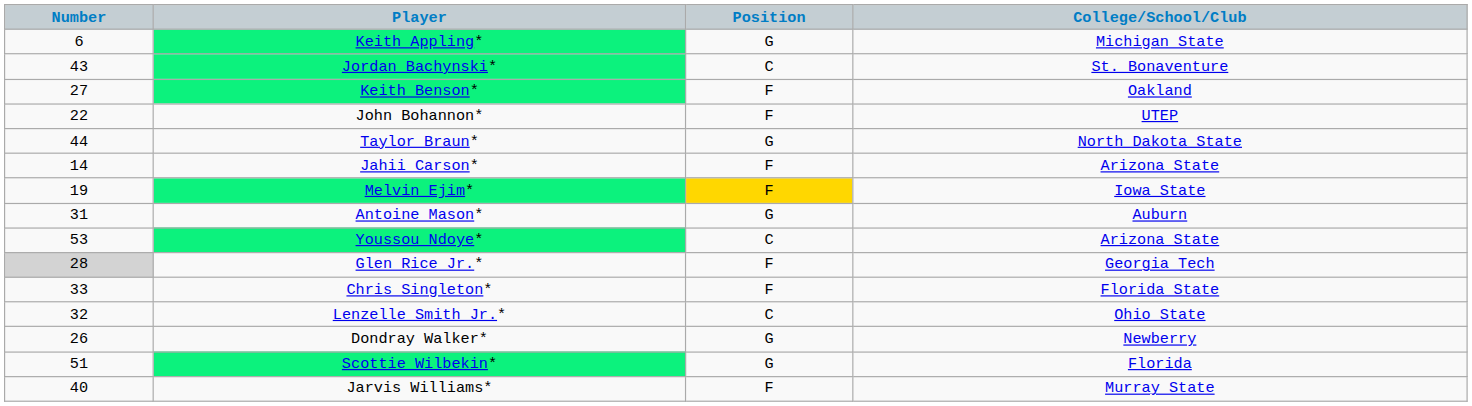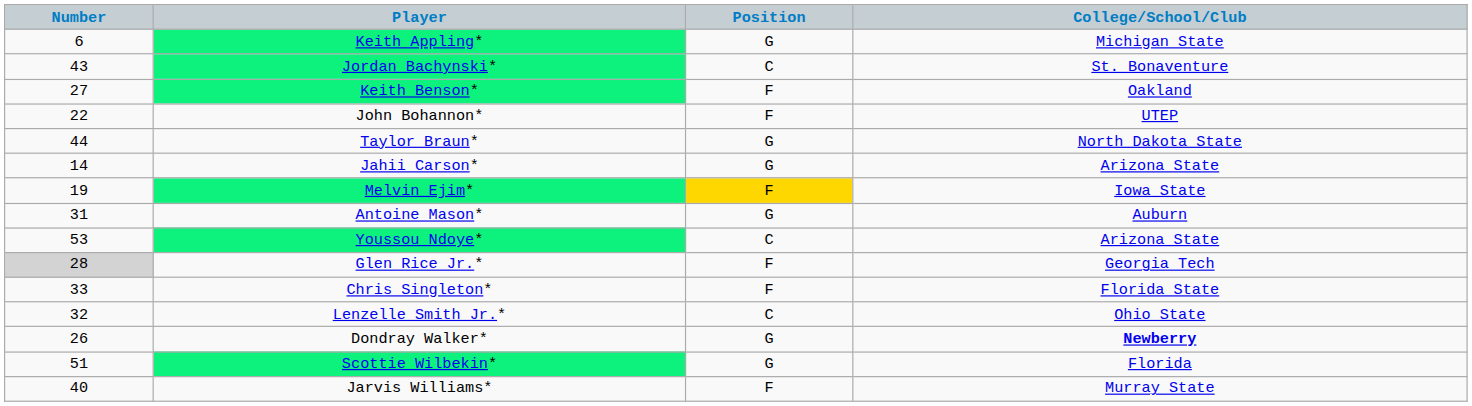(769, 166) F -> (769, 166) G
(1160, 339) normal -> (1160, 339) bold
